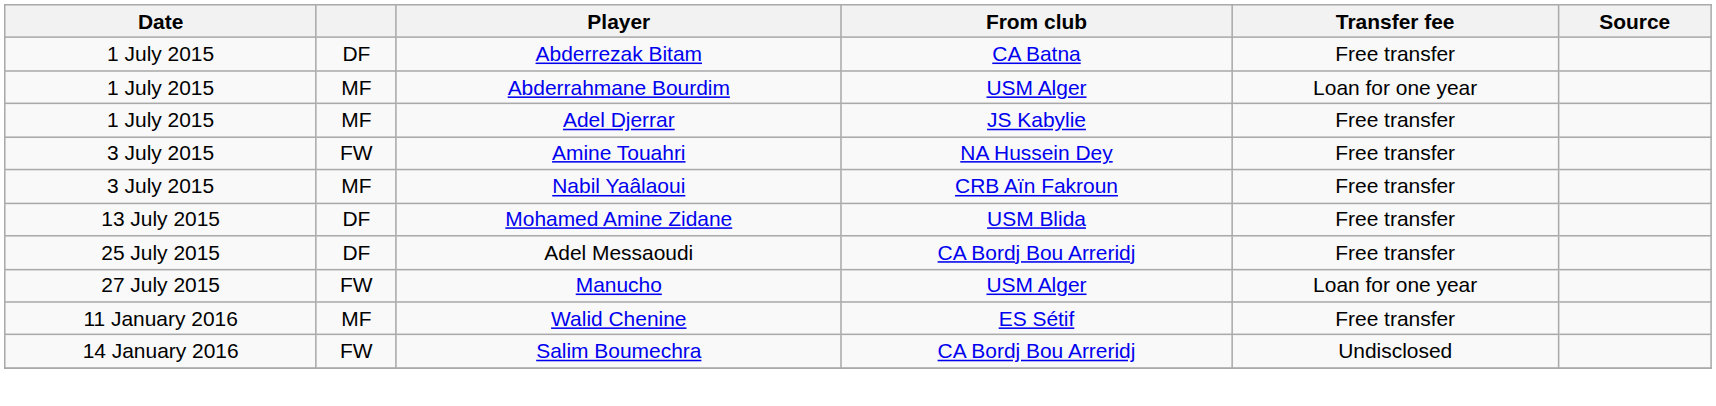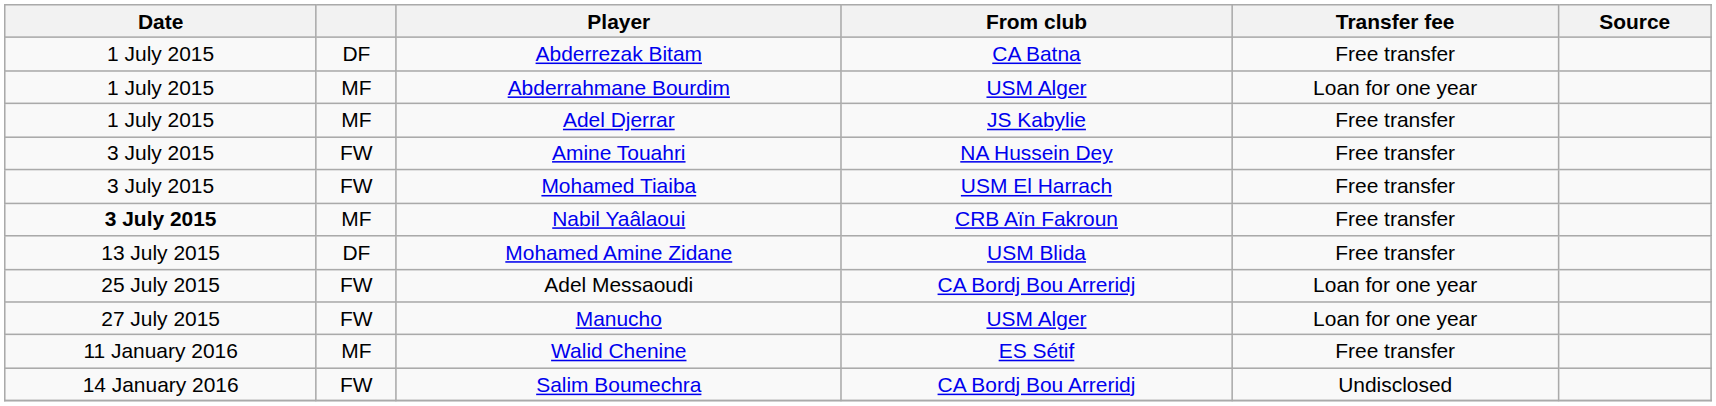+ row: (619, 186)
(161, 186) normal -> (161, 219) bold
(356, 252) DF -> (356, 285) FW
(1395, 252) Free transfer -> (1395, 285) Loan for one year
